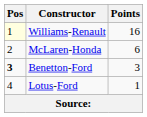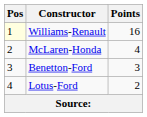(137, 49) 6 -> (137, 49) 4
(10, 67) bold -> (10, 67) normal
(137, 85) 1 -> (137, 85) 2
